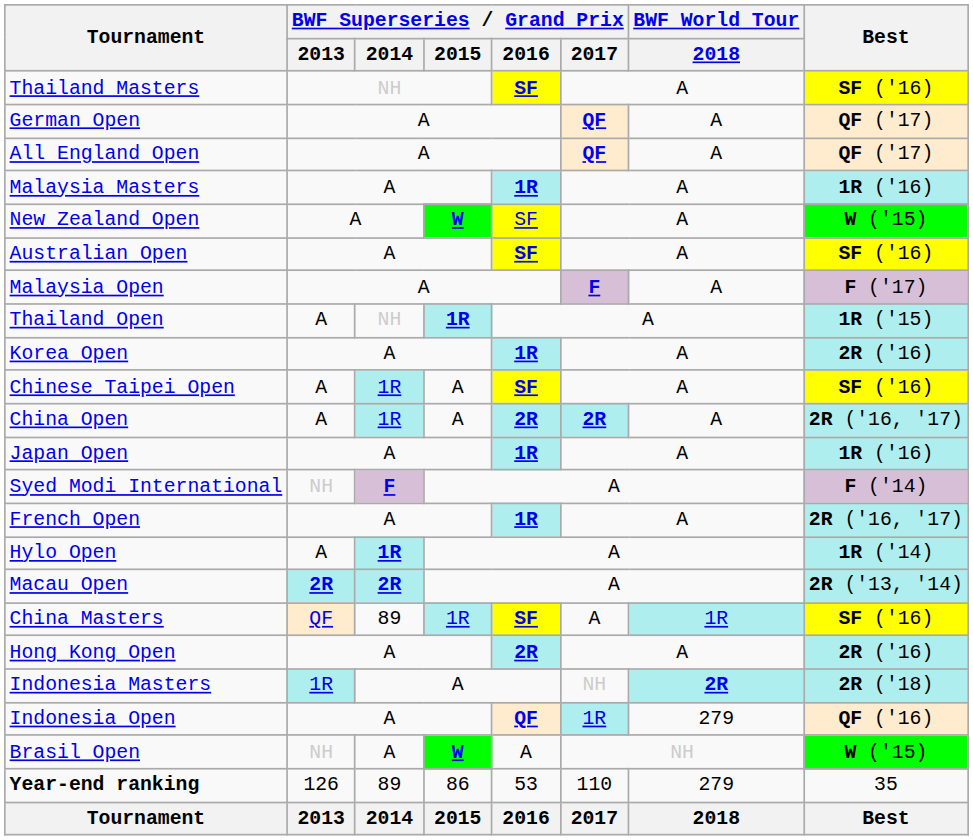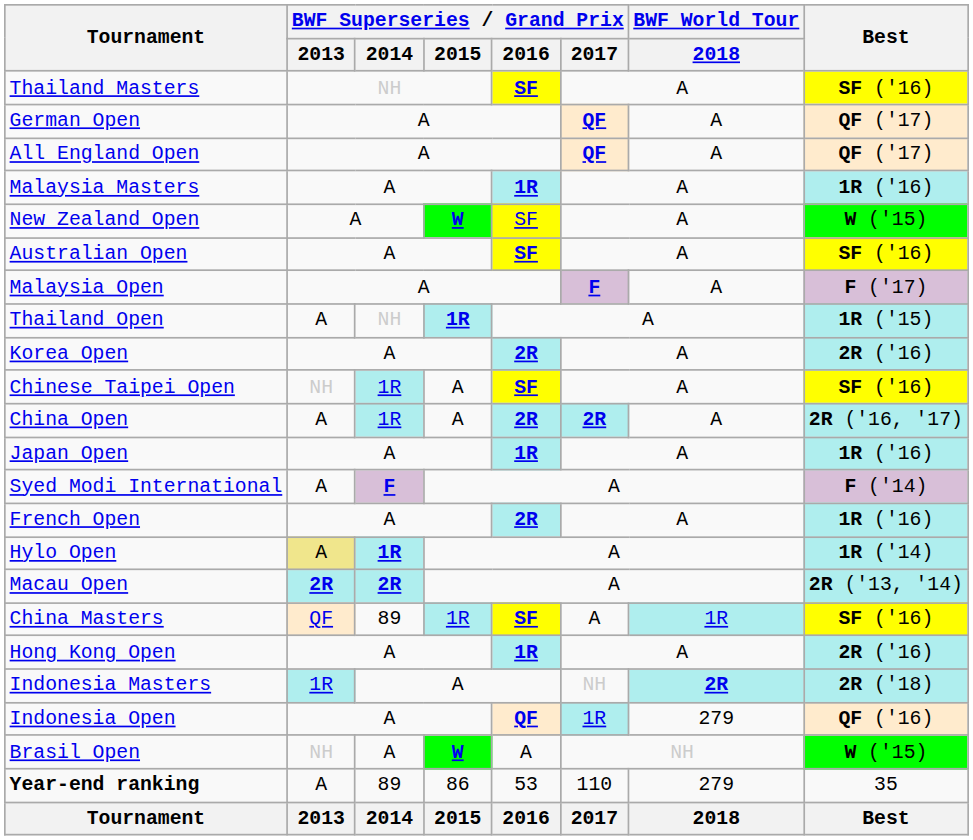(526, 353) 1R -> (526, 353) 2R
(321, 387) A -> (321, 387) NH
(321, 486) NH -> (321, 486) A
(526, 519) 1R -> (526, 519) 2R
(886, 519) 2R ('16, '17) -> (886, 519) 1R ('16)
(321, 553) no background -> (321, 553) khaki background
(526, 652) 2R -> (526, 652) 1R
(321, 785) 126 -> (321, 785) A
